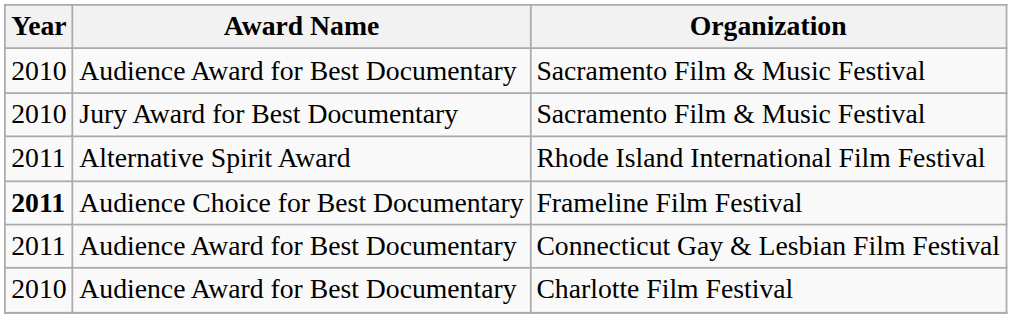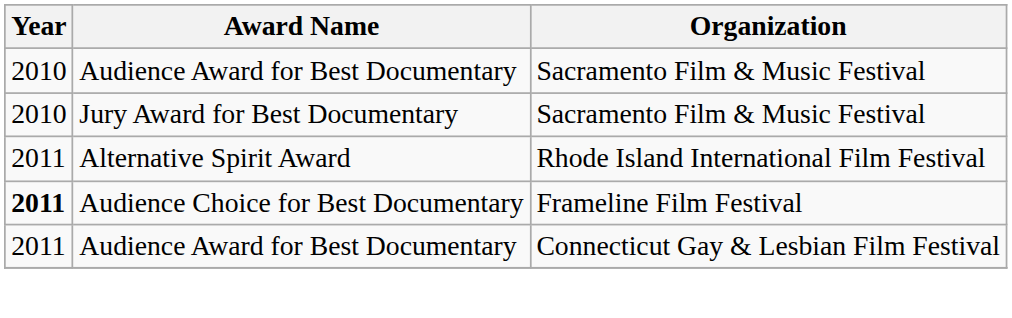- row: (298, 289)
